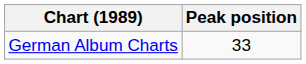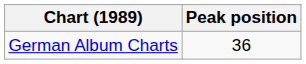(241, 45) 33 -> (241, 45) 36
